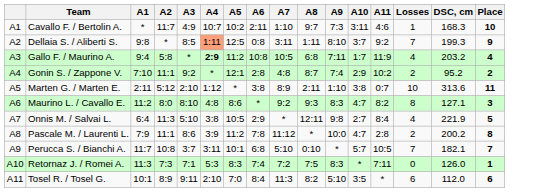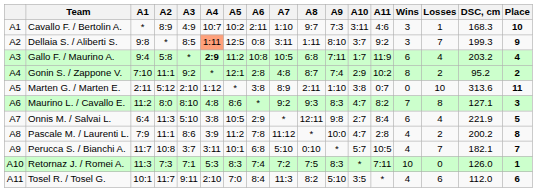+ column: (407, 12)
(166, 27) 11:7 -> (166, 27) 8:9
(166, 179) 8:9 -> (166, 179) 11:7
